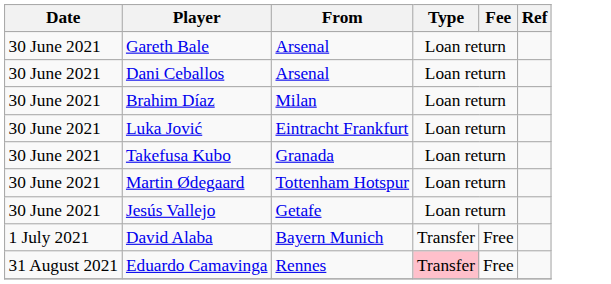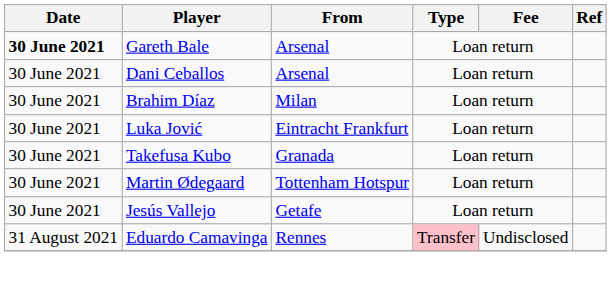(55, 45) normal -> (57, 45) bold
- row: (169, 237)
(498, 264) Free -> (526, 237) Undisclosed
